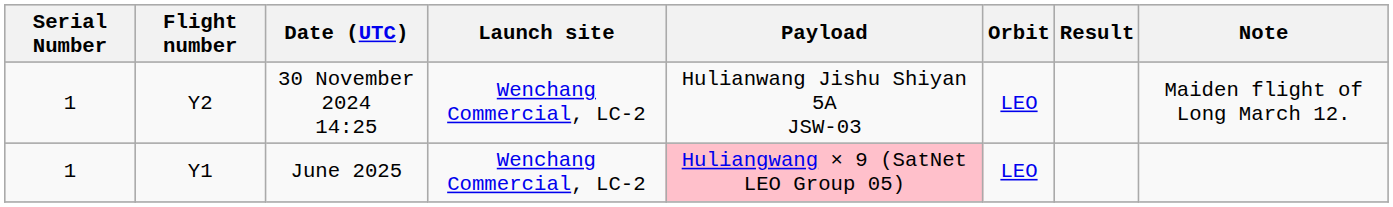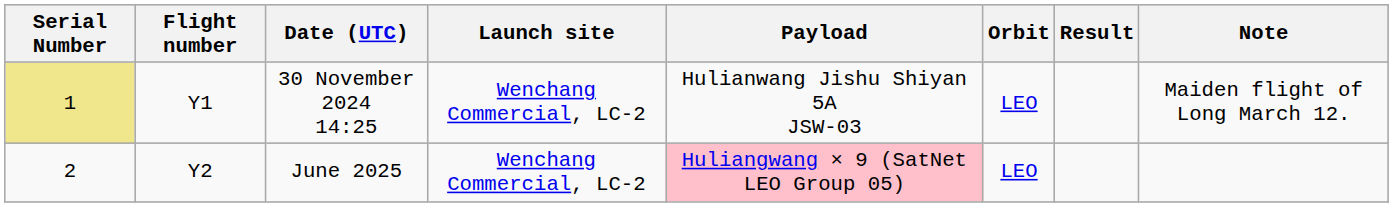(70, 103) no background -> (70, 103) khaki background
(200, 103) Y2 -> (200, 103) Y1
(70, 172) 1 -> (70, 172) 2
(200, 172) Y1 -> (200, 172) Y2
